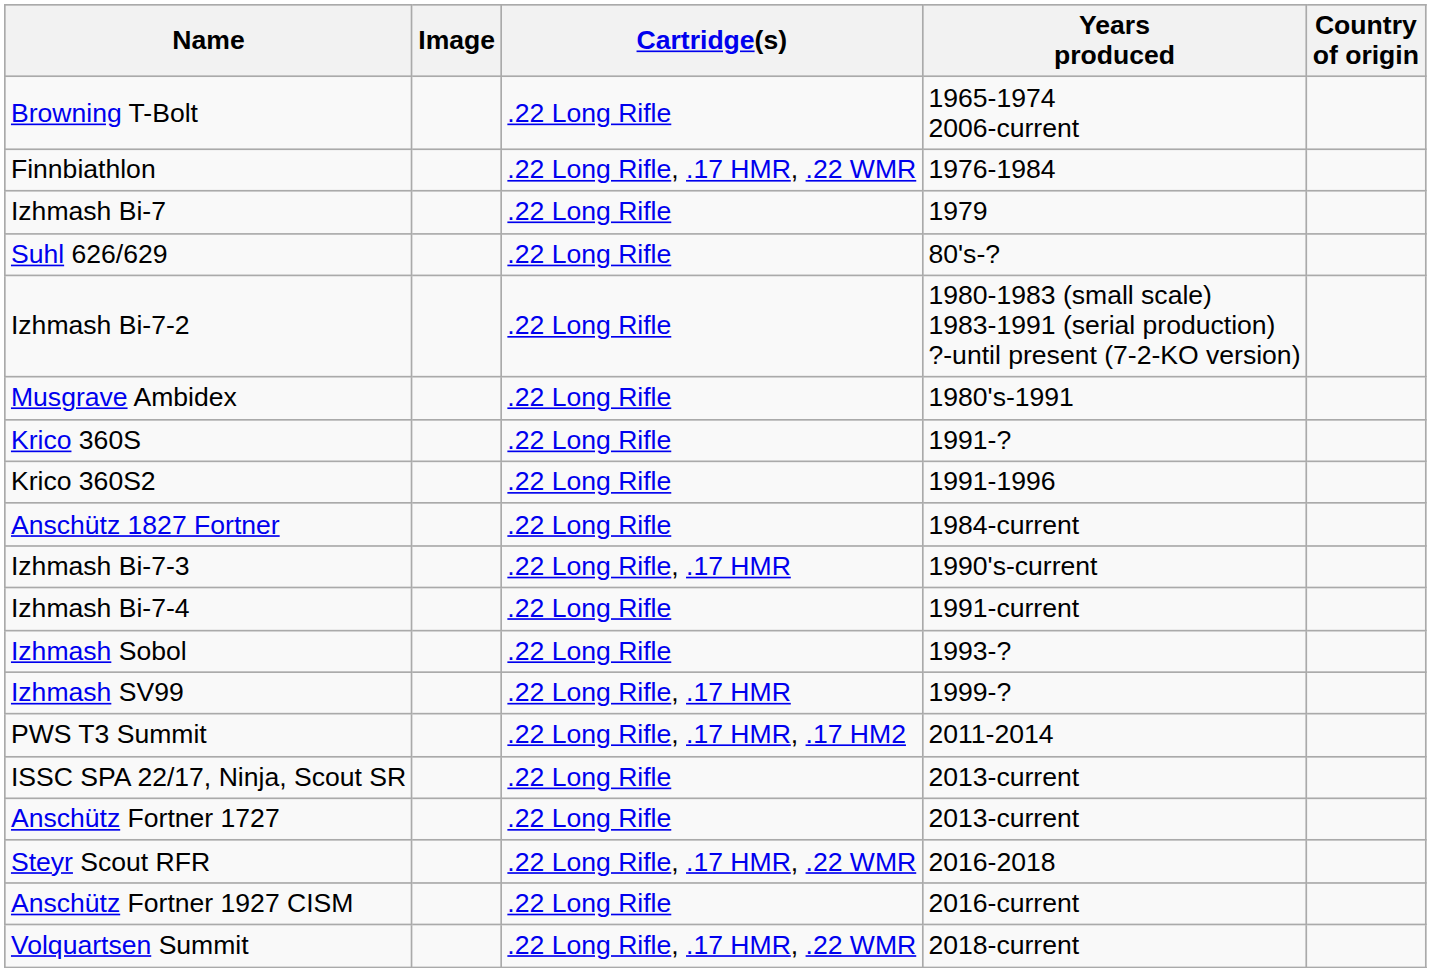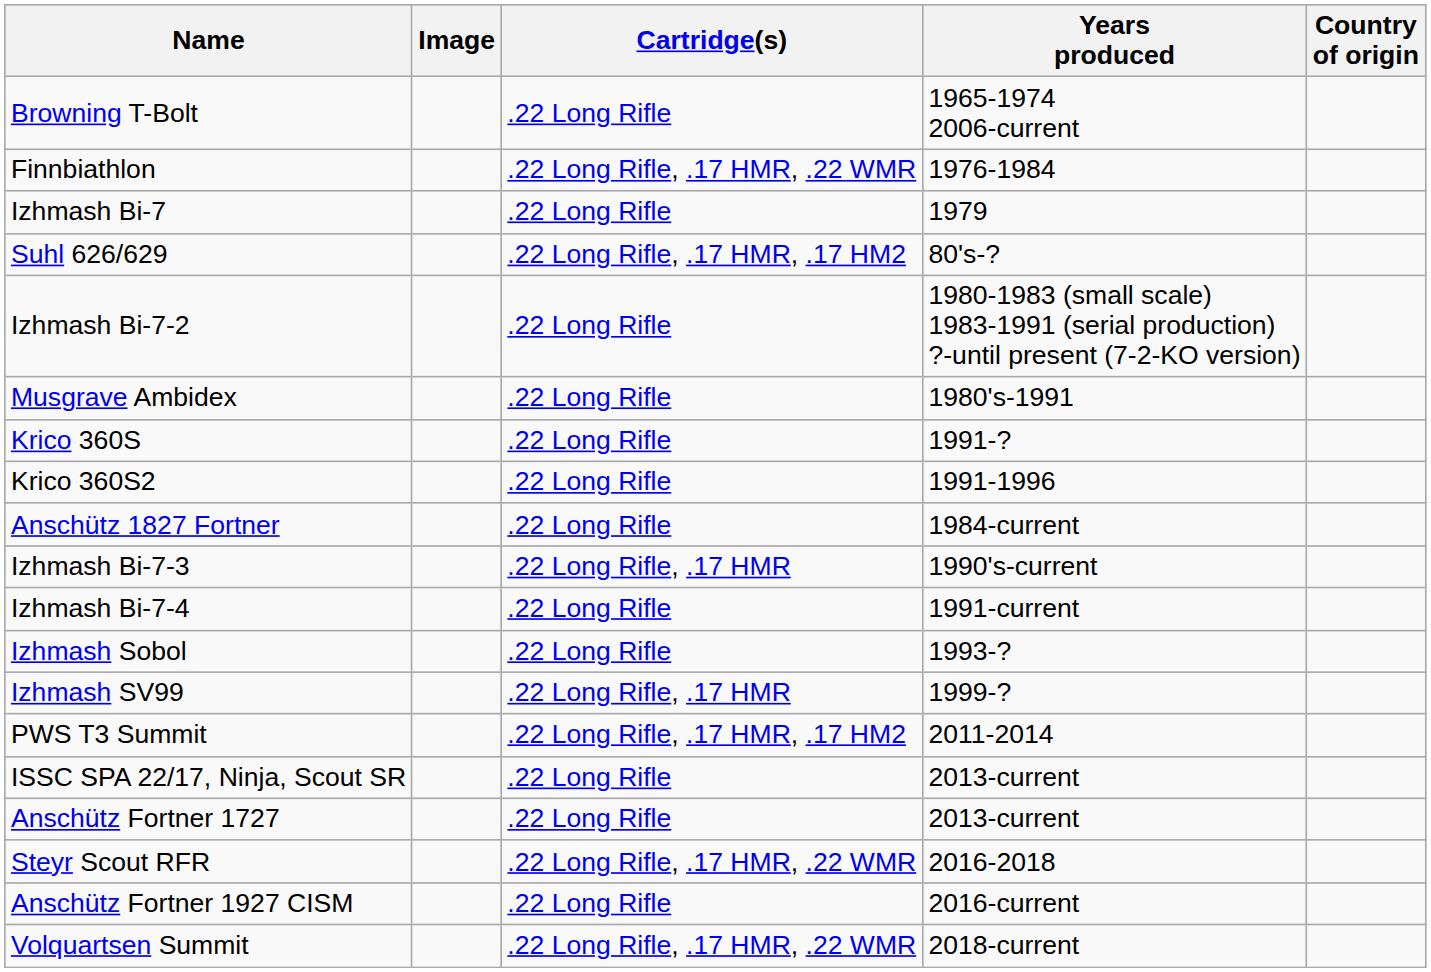(589, 253) .22 Long Rifle -> (707, 253) .22 Long Rifle, .17 HMR, .17 HM2
